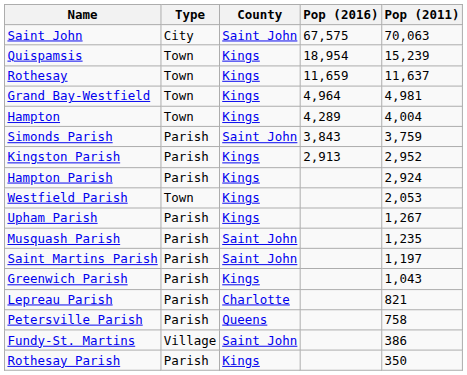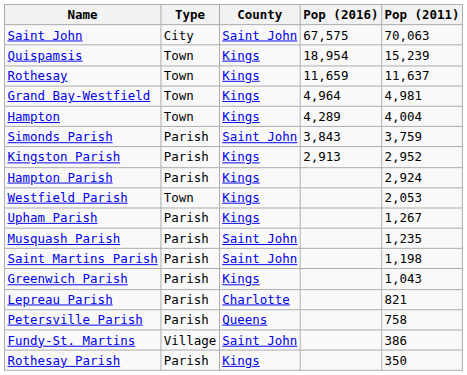(403, 259) 1,197 -> (403, 259) 1,198
